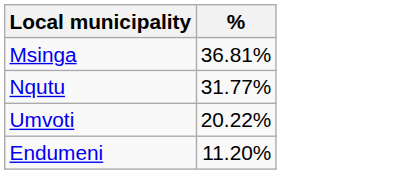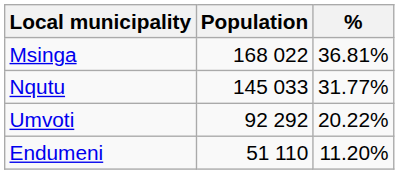+ column: (254, 21)
